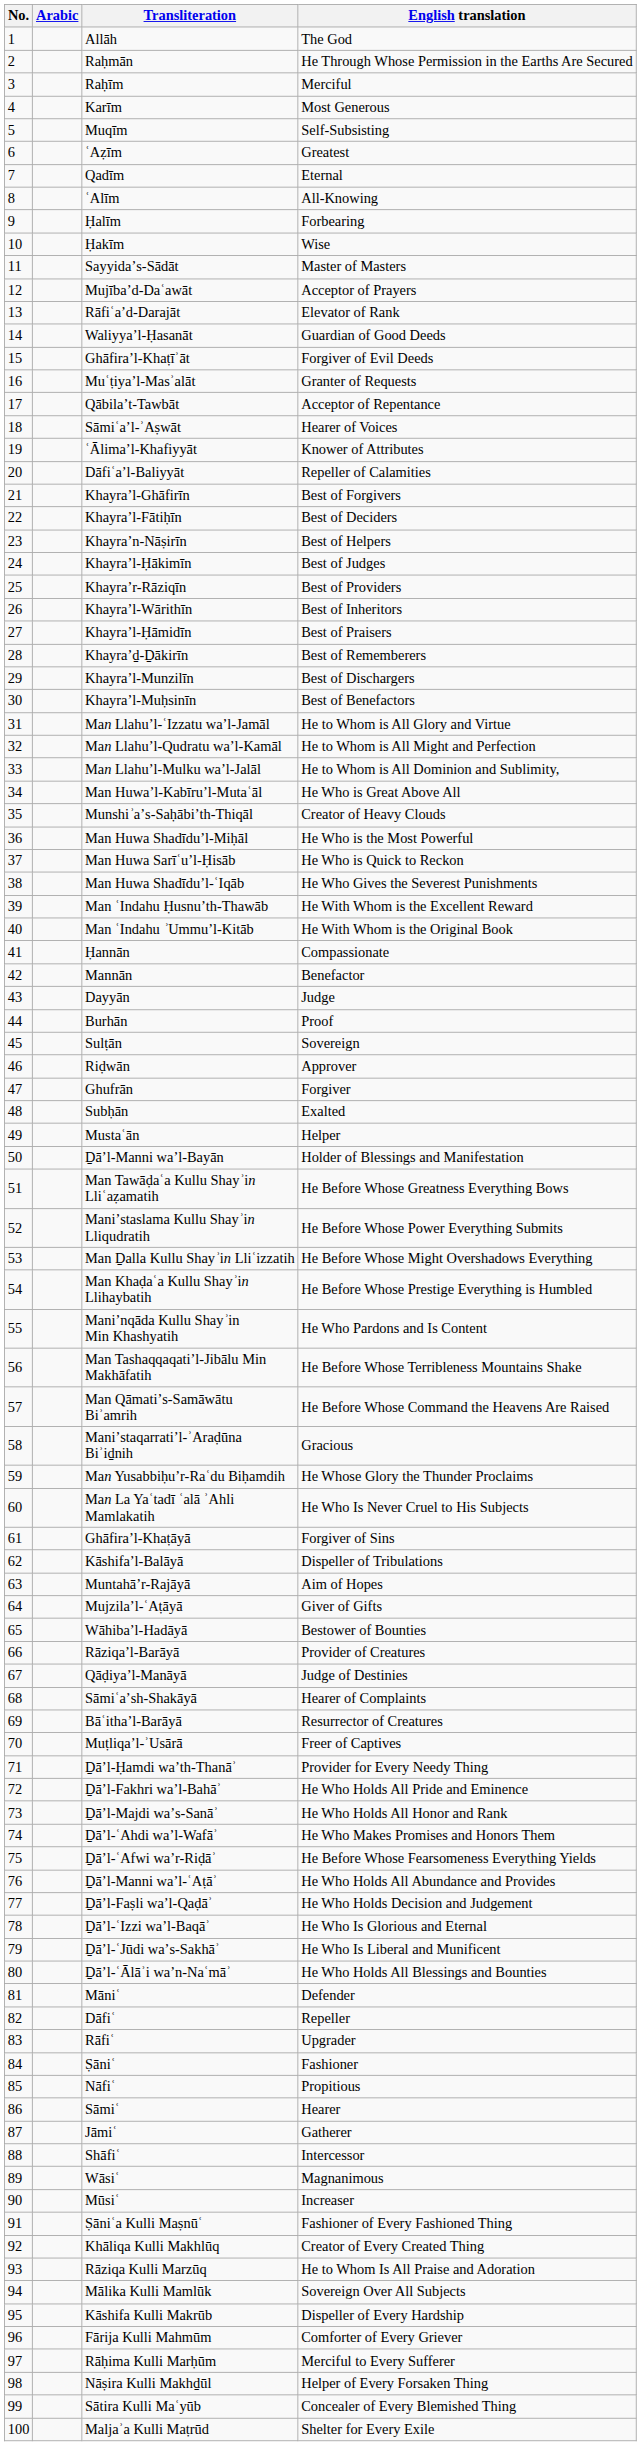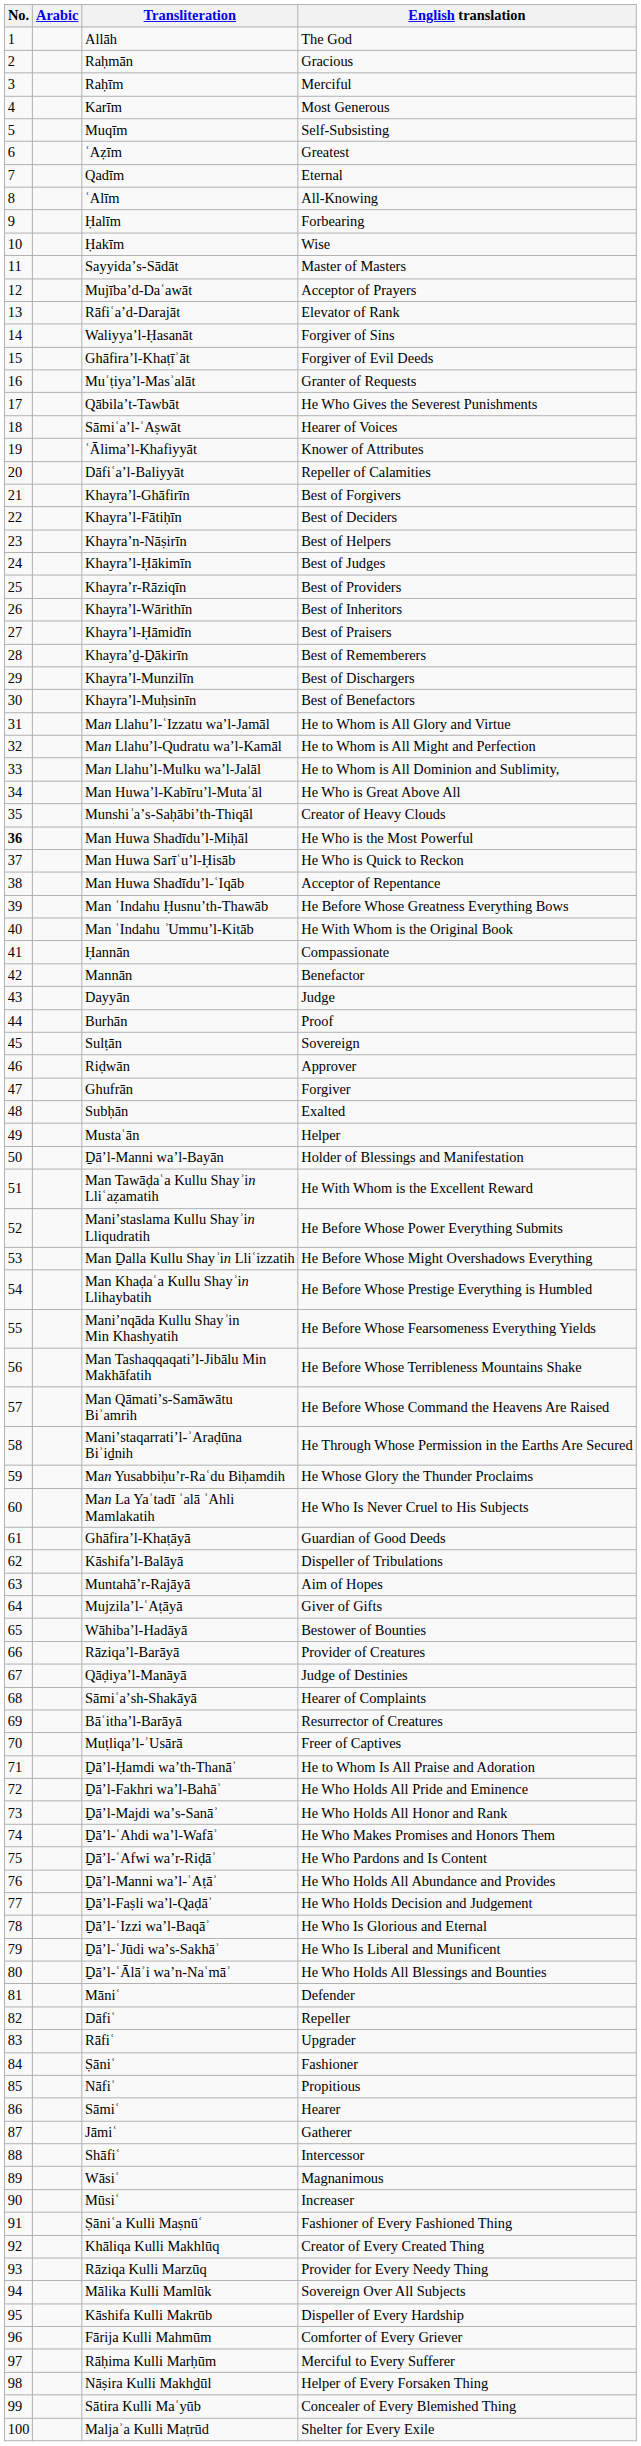(467, 61) He Through Whose Permission in the Earths Are Secured -> (327, 61) Gracious
(373, 335) Guardian of Good Deeds -> (348, 335) Forgiver of Sins
(371, 404) Acceptor of Repentance -> (419, 404) He Who Gives the Severest Punishments
(15, 838) normal -> (15, 838) bold
(419, 883) He Who Gives the Severest Punishments -> (371, 883) Acceptor of Repentance
(417, 906) He With Whom is the Excellent Reward -> (435, 906) He Before Whose Greatness Everything Bows
(435, 1188) He Before Whose Greatness Everything Bows -> (417, 1188) He With Whom is the Excellent Reward
(394, 1328) He Who Pardons and Is Content -> (449, 1328) He Before Whose Fearsomeness Everything Yields
(327, 1445) Gracious -> (467, 1445) He Through Whose Permission in the Earths Are Secured
(348, 1538) Forgiver of Sins -> (373, 1538) Guardian of Good Deeds
(395, 1766) Provider for Every Needy Thing -> (418, 1766) He to Whom Is All Praise and Adoration
(449, 1858) He Before Whose Fearsomeness Everything Yields -> (394, 1858) He Who Pardons and Is Content
(418, 2269) He to Whom Is All Praise and Adoration -> (395, 2269) Provider for Every Needy Thing
